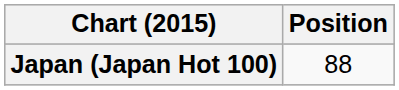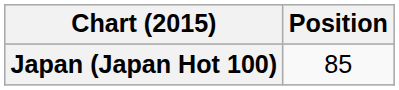(338, 64) 88 -> (338, 64) 85
